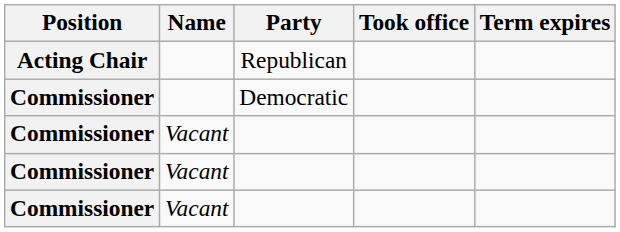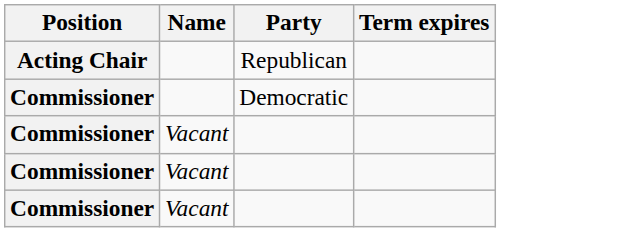- column: (414, 23)
